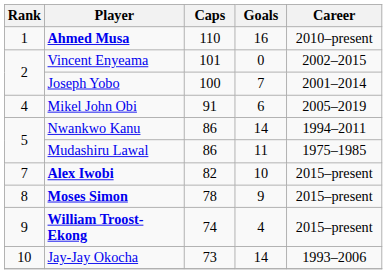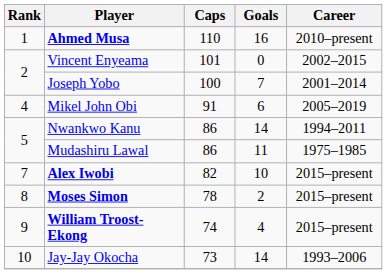(261, 196) 9 -> (261, 196) 2
